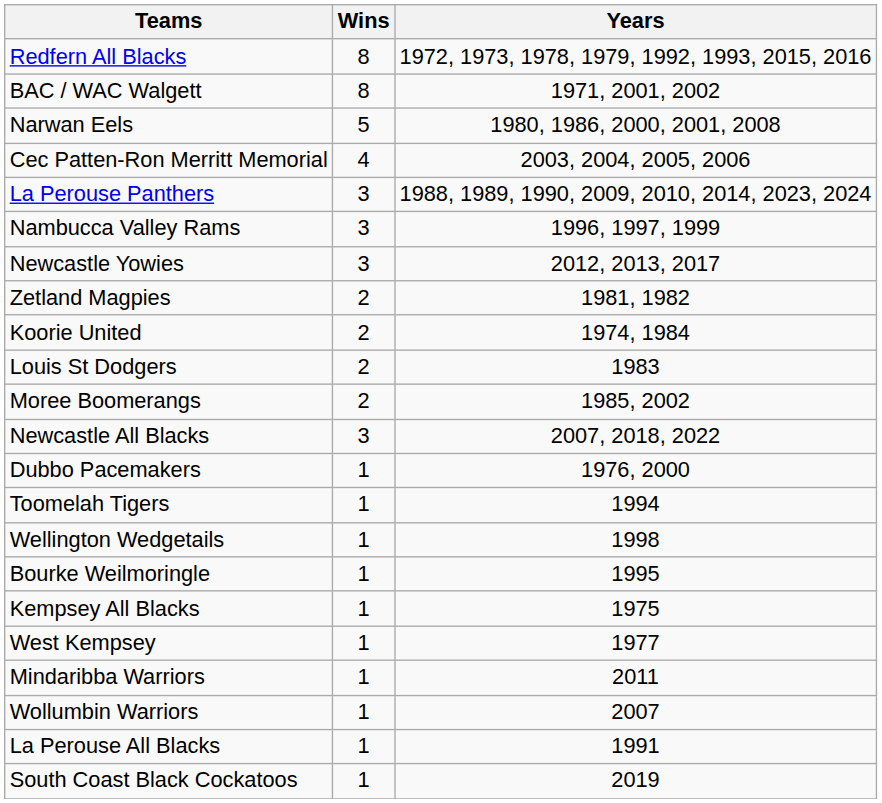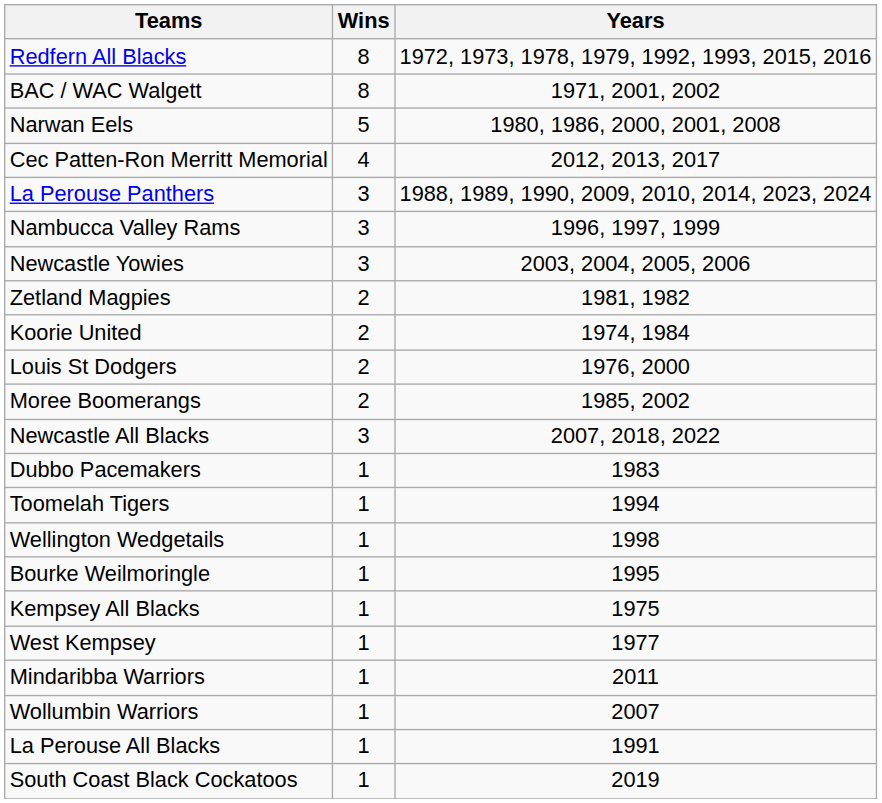(636, 159) 2003, 2004, 2005, 2006 -> (636, 159) 2012, 2013, 2017
(636, 263) 2012, 2013, 2017 -> (636, 263) 2003, 2004, 2005, 2006
(636, 366) 1983 -> (636, 366) 1976, 2000
(636, 470) 1976, 2000 -> (636, 470) 1983
